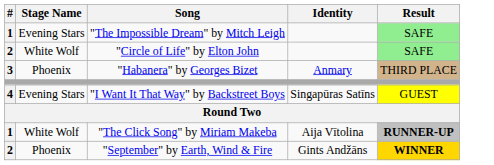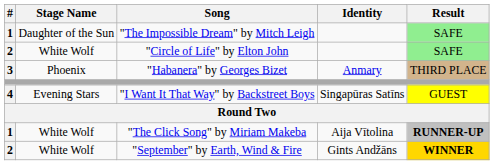(52, 32) Evening Stars -> (66, 32) Daughter of the Sun
(52, 150) Phoenix -> (66, 150) White Wolf
